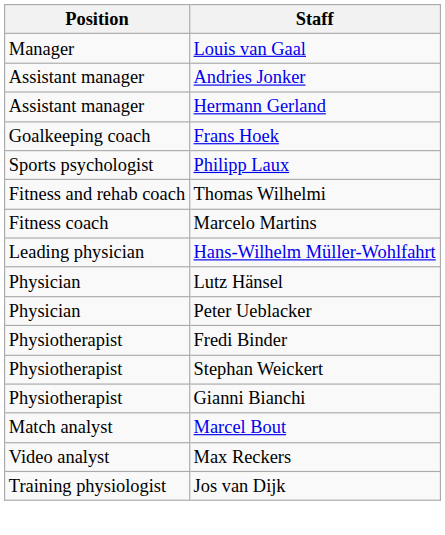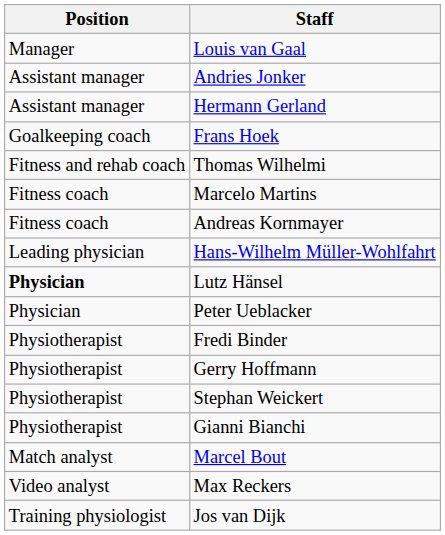- row: (241, 164)
+ row: (268, 223)
(45, 281) normal -> (47, 281) bold
+ row: (255, 369)
